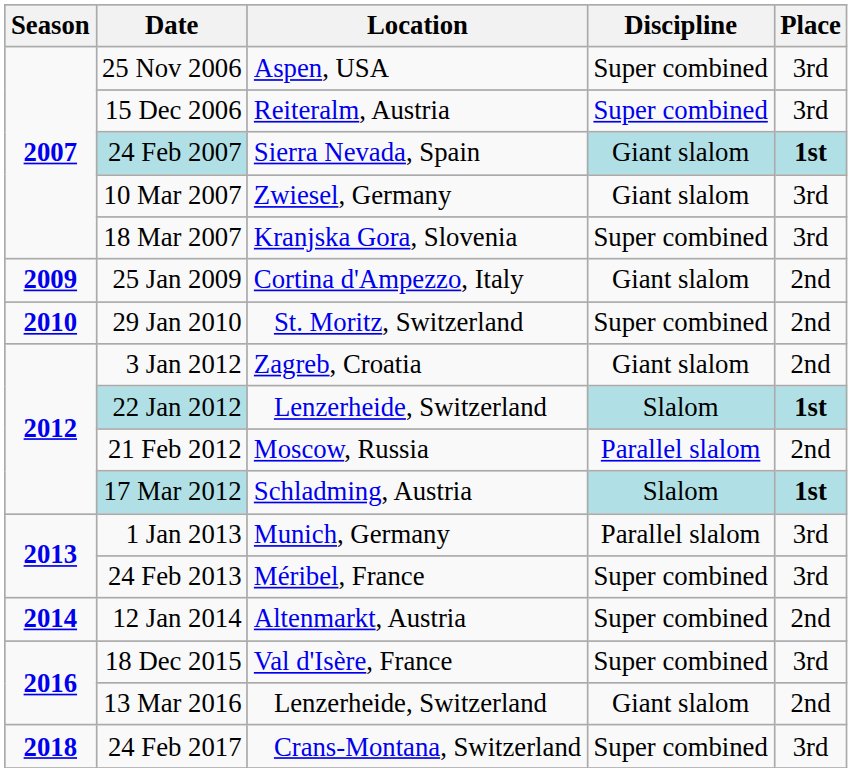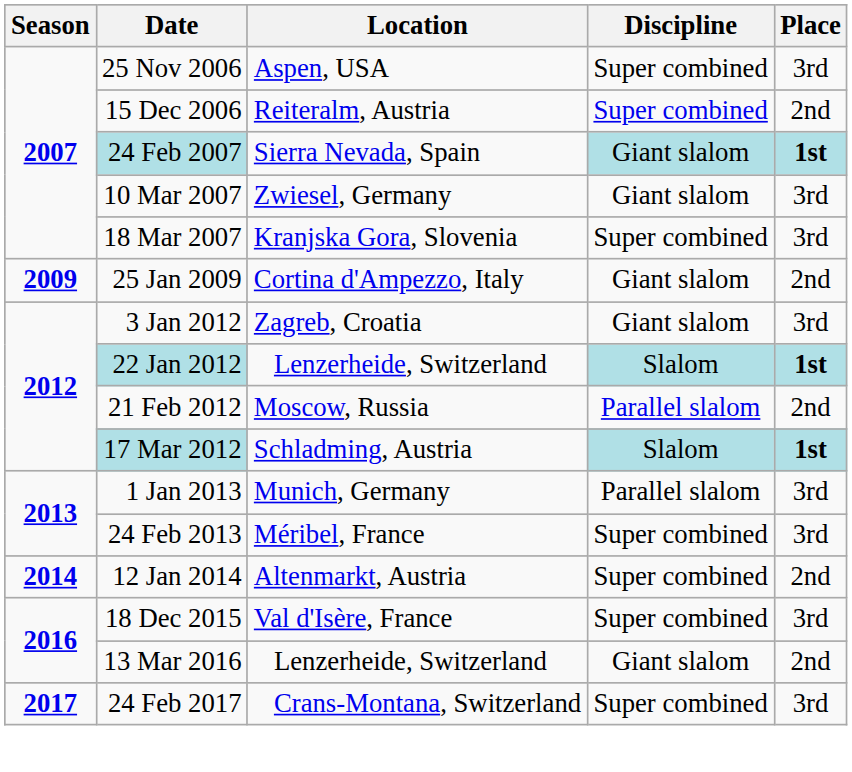(811, 110) 3rd -> (811, 110) 2nd
- row: (177, 322)
(811, 364) 2nd -> (811, 322) 3rd
(50, 746) 2018 -> (50, 703) 2017
